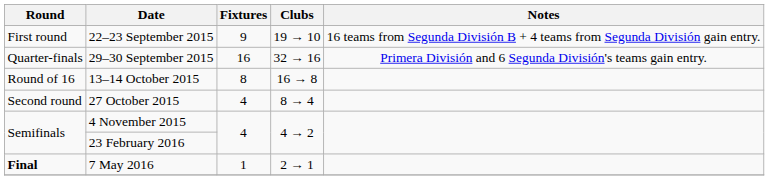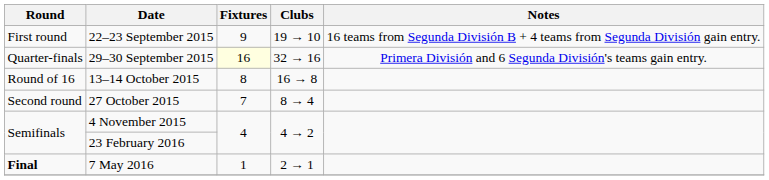(243, 57) no background -> (243, 57) lightyellow background
(243, 100) 4 -> (243, 100) 7
